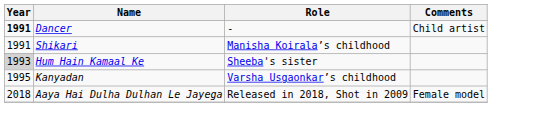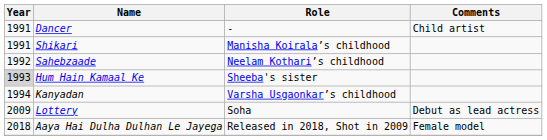(19, 29) bold -> (19, 29) normal
+ row: (66, 61)
(19, 78) 1995 -> (19, 94) 1994
+ row: (57, 110)
